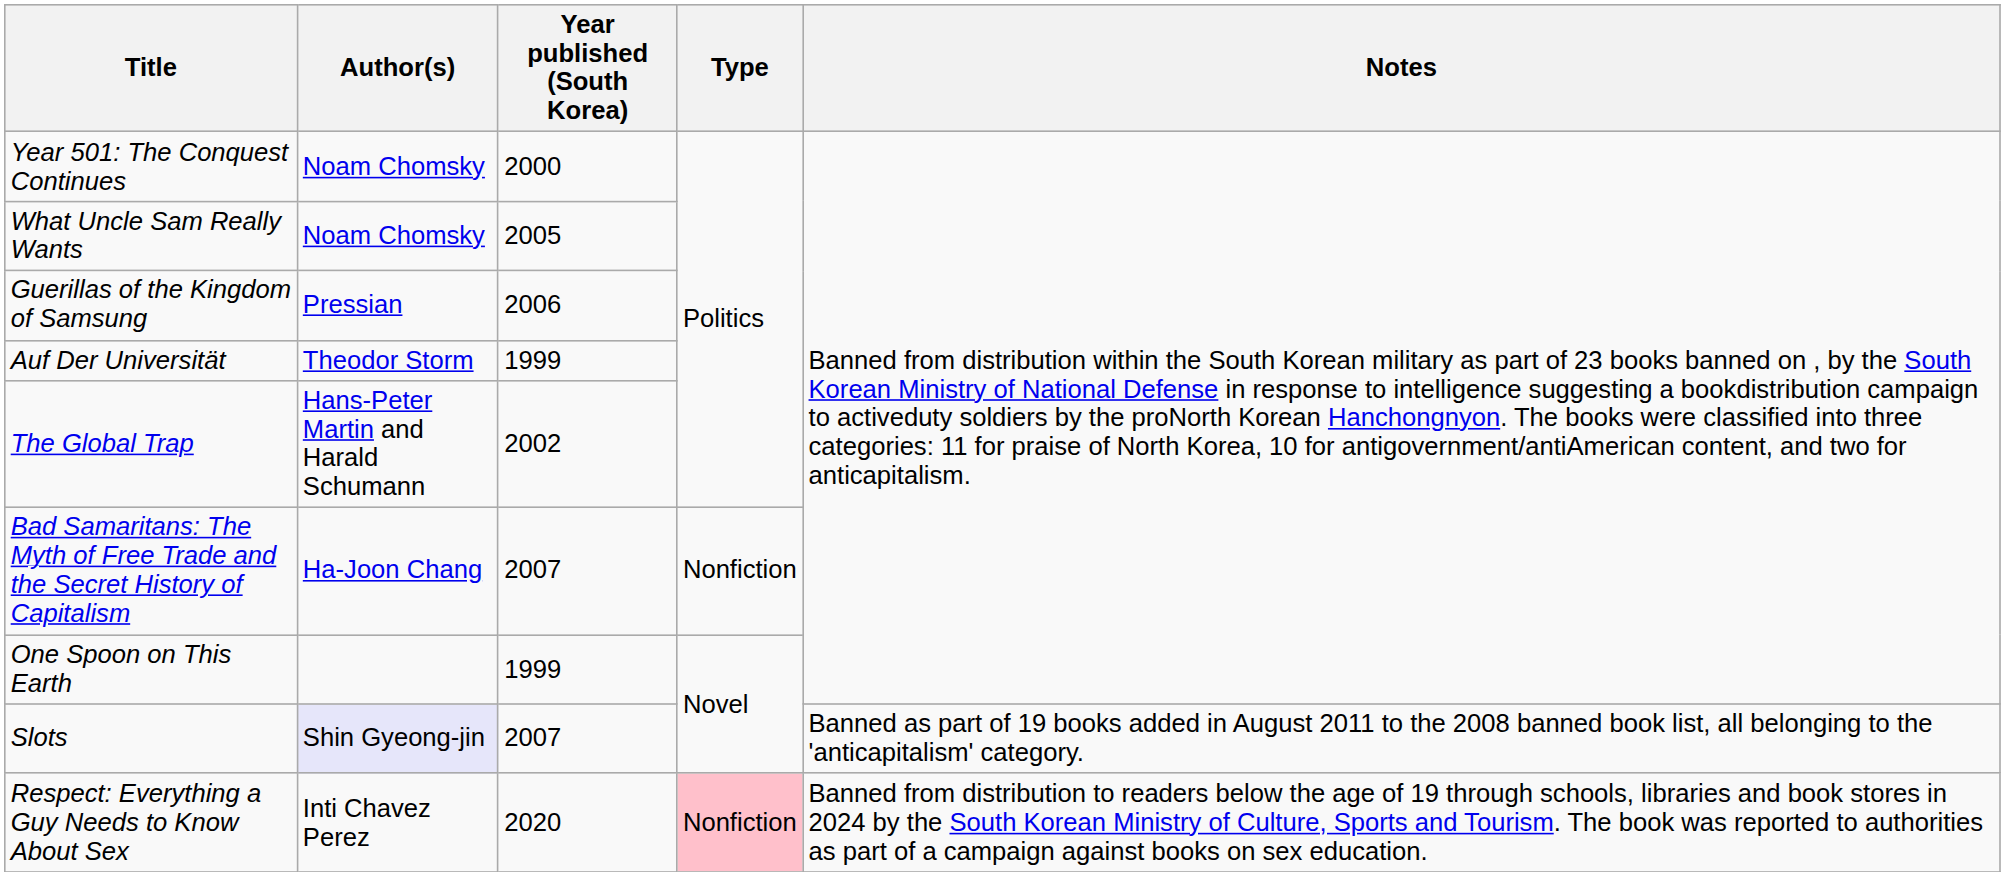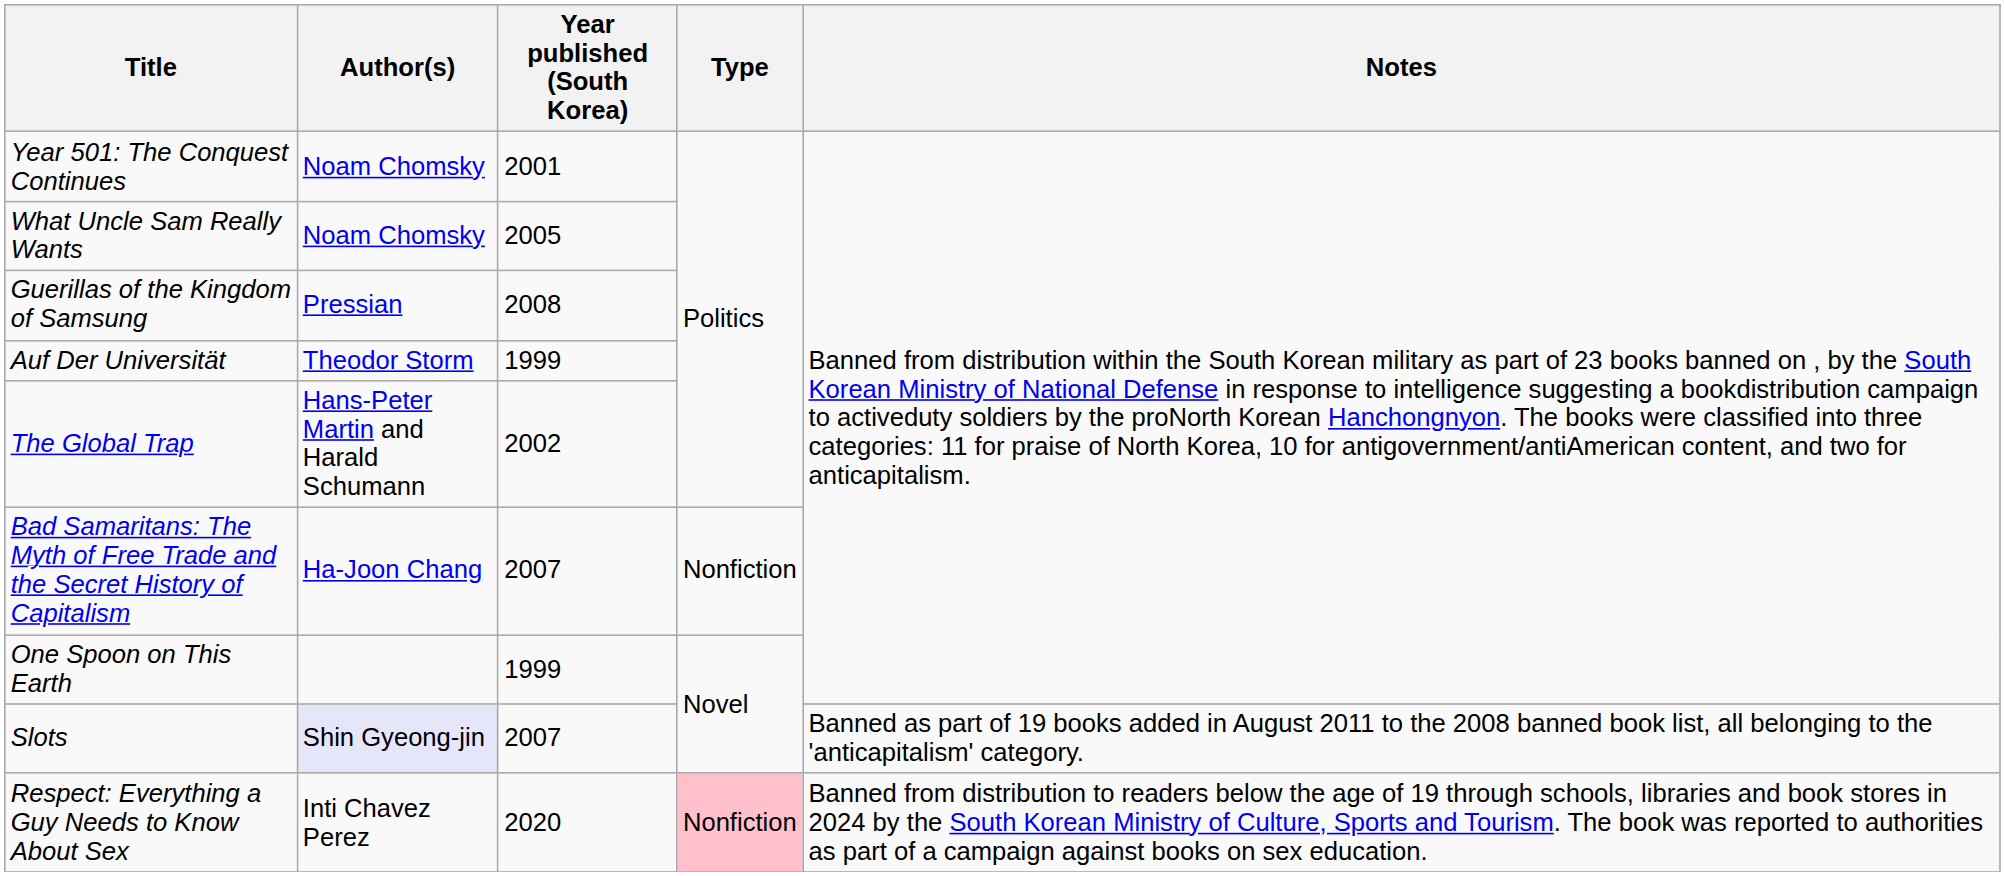(533, 166) 2000 -> (533, 166) 2001
(533, 304) 2006 -> (533, 304) 2008
